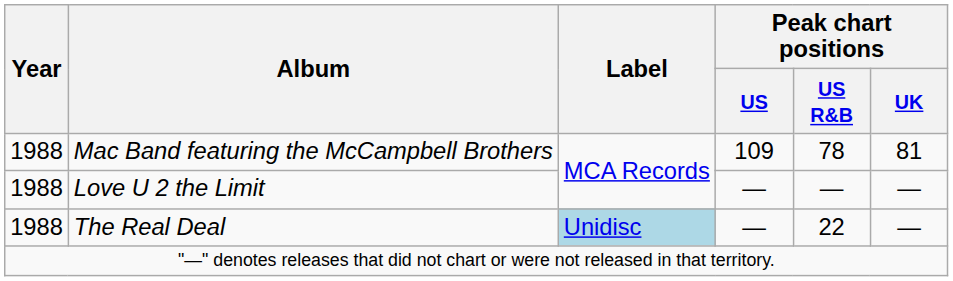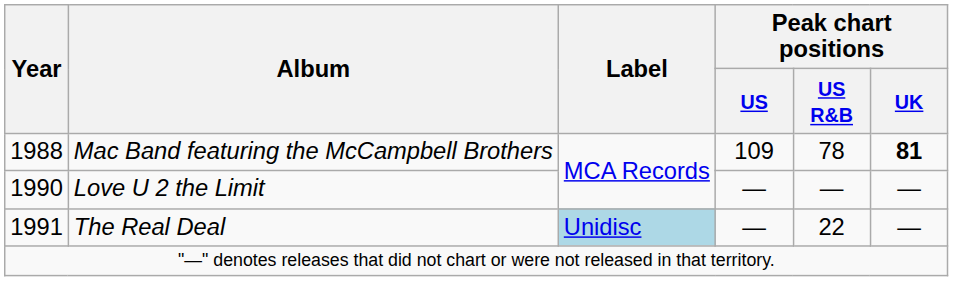(909, 151) normal -> (909, 151) bold
(37, 189) 1988 -> (37, 189) 1990
(37, 226) 1988 -> (37, 226) 1991
